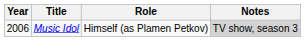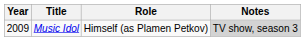(18, 28) 2006 -> (18, 28) 2009
